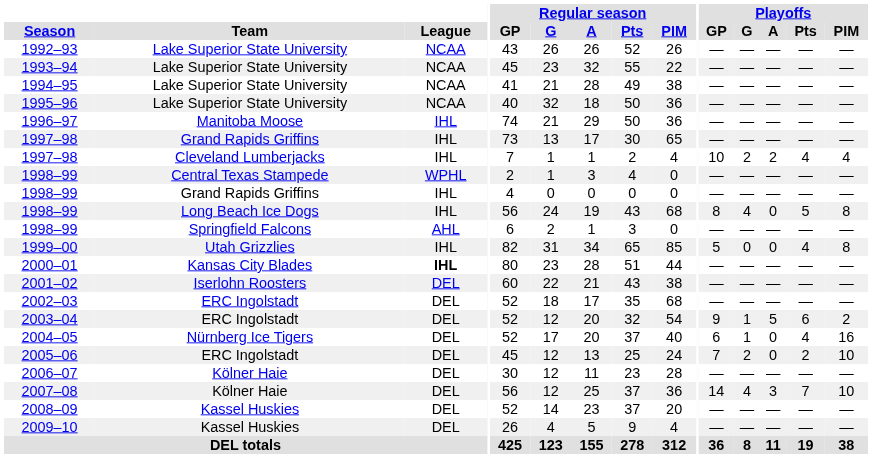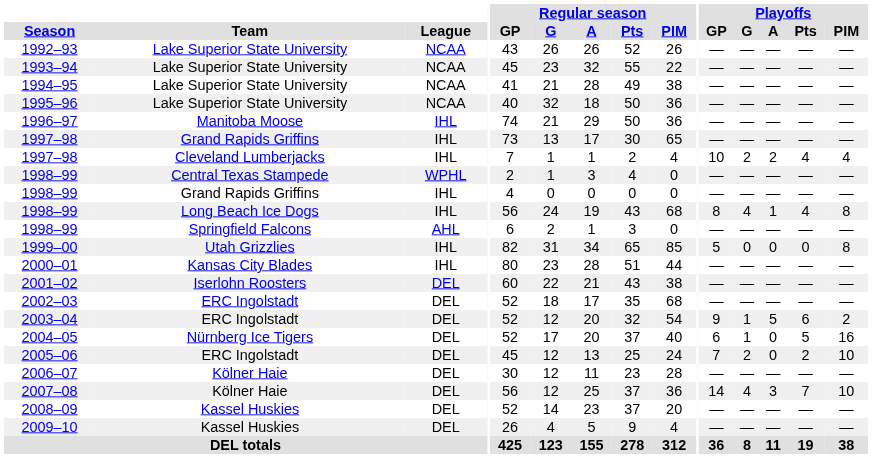(773, 211) 0 -> (773, 211) 1
(806, 211) 5 -> (806, 211) 4
(806, 247) 4 -> (806, 247) 0
(446, 265) bold -> (446, 265) normal
(806, 337) 4 -> (806, 337) 5
